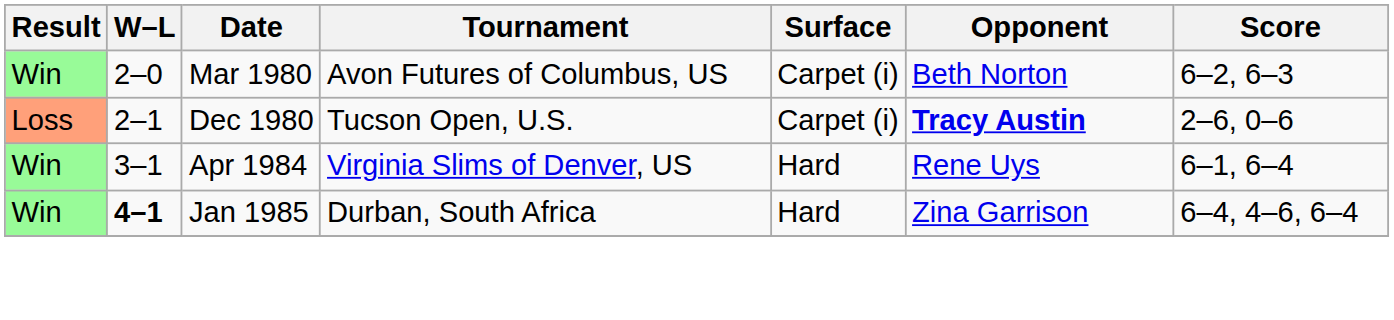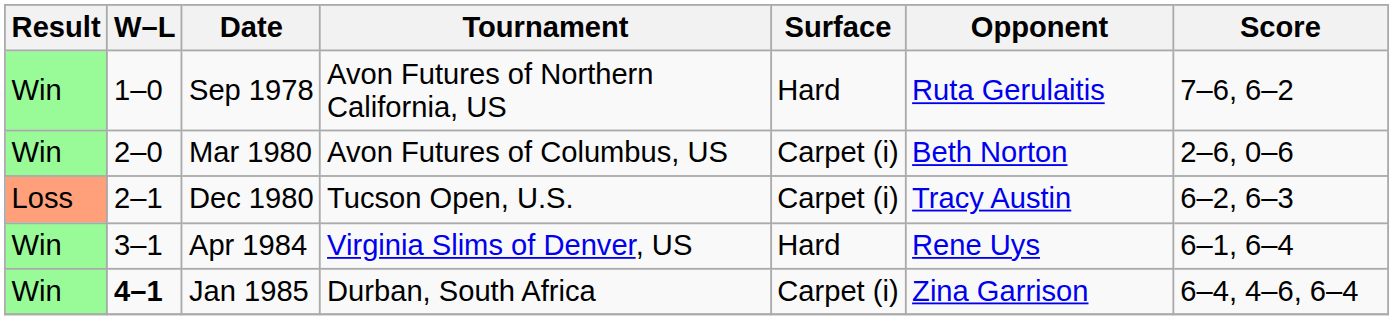+ row: (251, 90)
(1237, 73) 6–2, 6–3 -> (1237, 152) 2–6, 0–6
(999, 119) bold -> (992, 198) normal
(1237, 119) 2–6, 0–6 -> (1237, 198) 6–2, 6–3
(809, 212) Hard -> (838, 291) Carpet (i)
